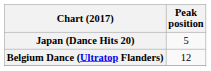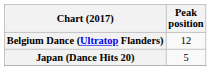rows swapped: (85, 57) <-> (85, 40)
